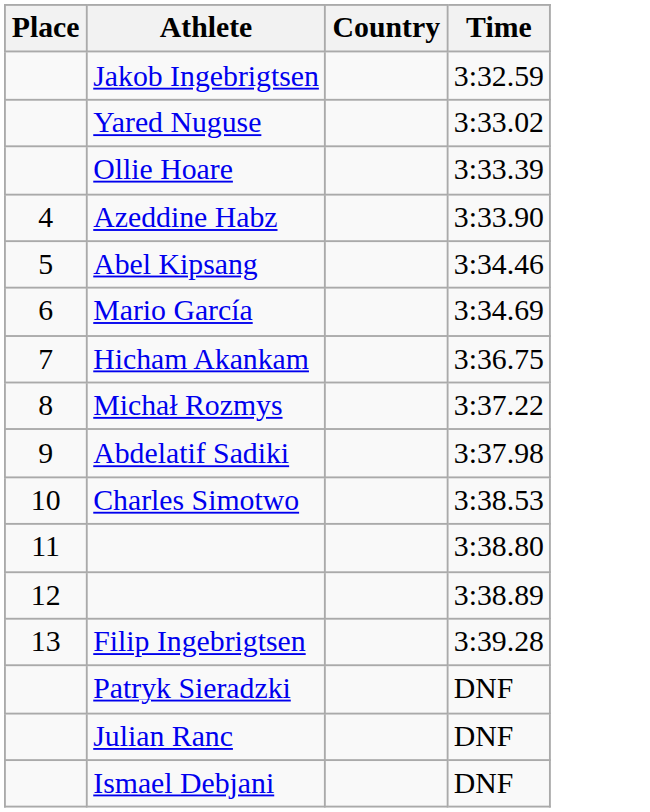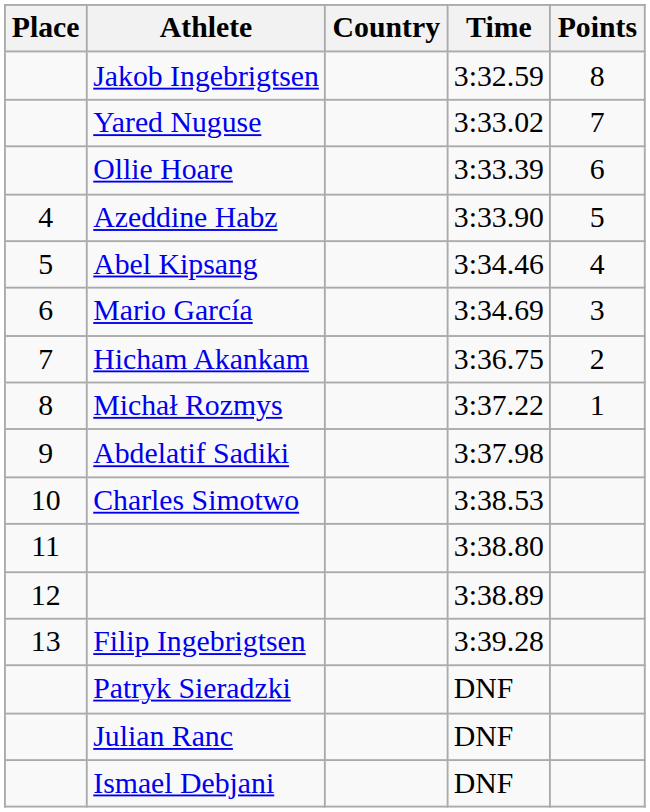+ column: (597, 28)
